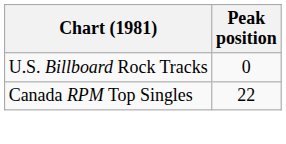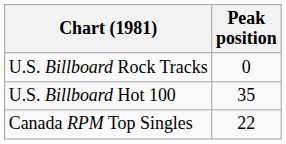+ row: (92, 95)
